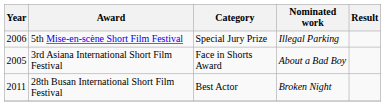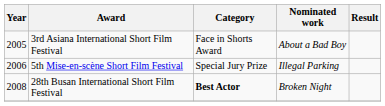rows swapped: (102, 60) <-> (107, 39)
(16, 87) 2011 -> (17, 87) 2008
(217, 87) normal -> (218, 87) bold
